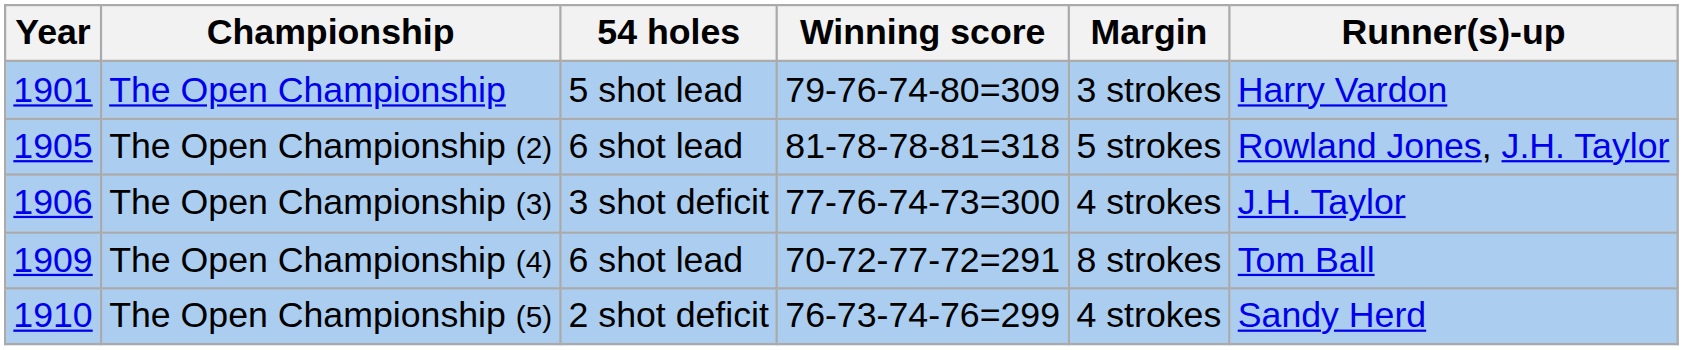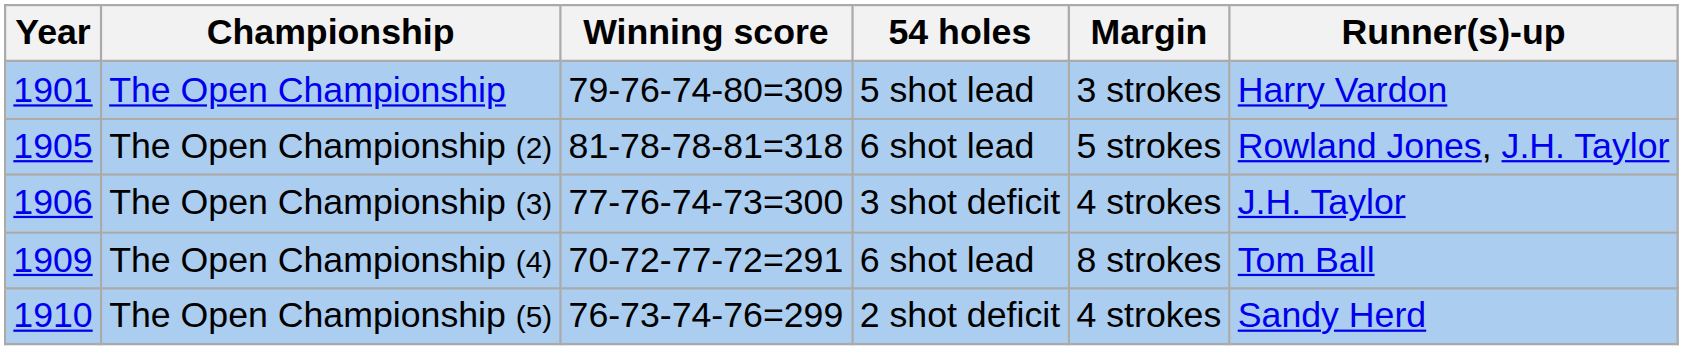columns swapped: (669, 32) <-> (923, 32)
